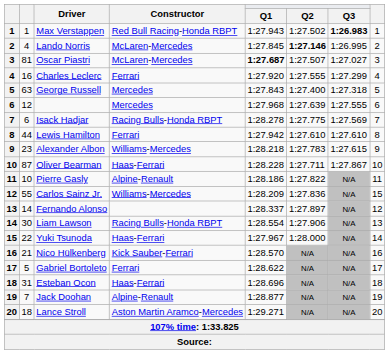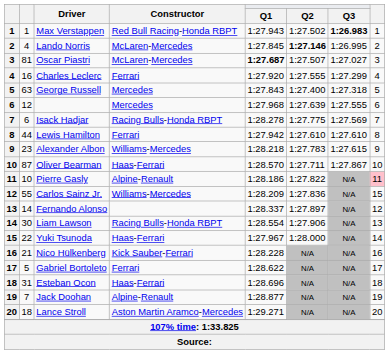(266, 164) 1:28.228 -> (266, 164) 1:28.570
(377, 178) no background -> (377, 178) pink background
(266, 252) 1:28.570 -> (266, 252) 1:28.228
